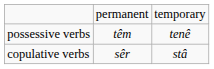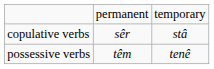rows swapped: (48, 53) <-> (49, 34)
